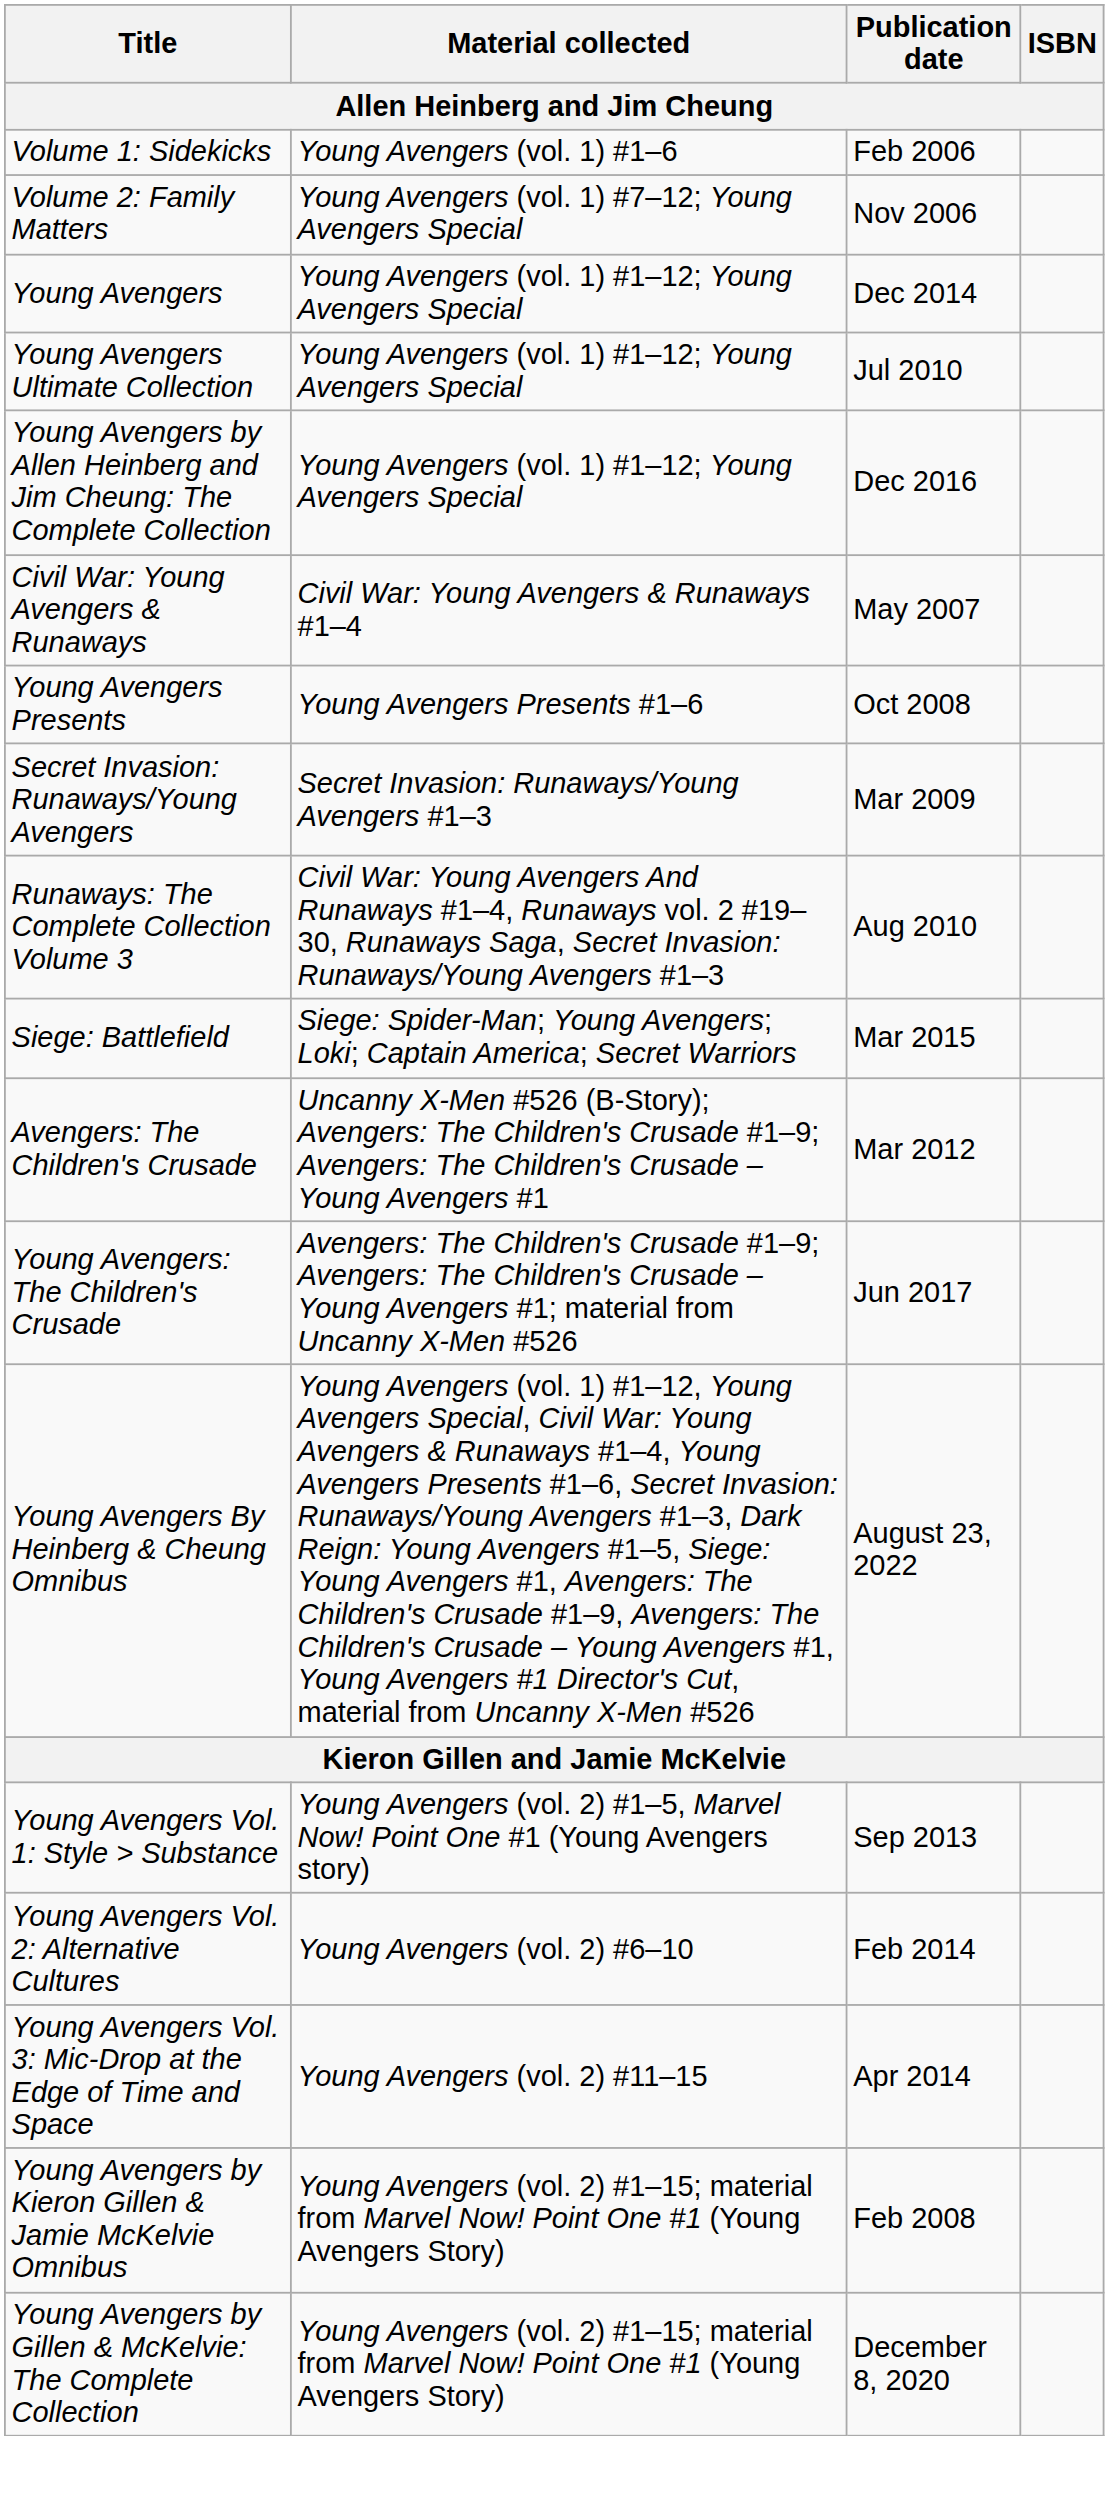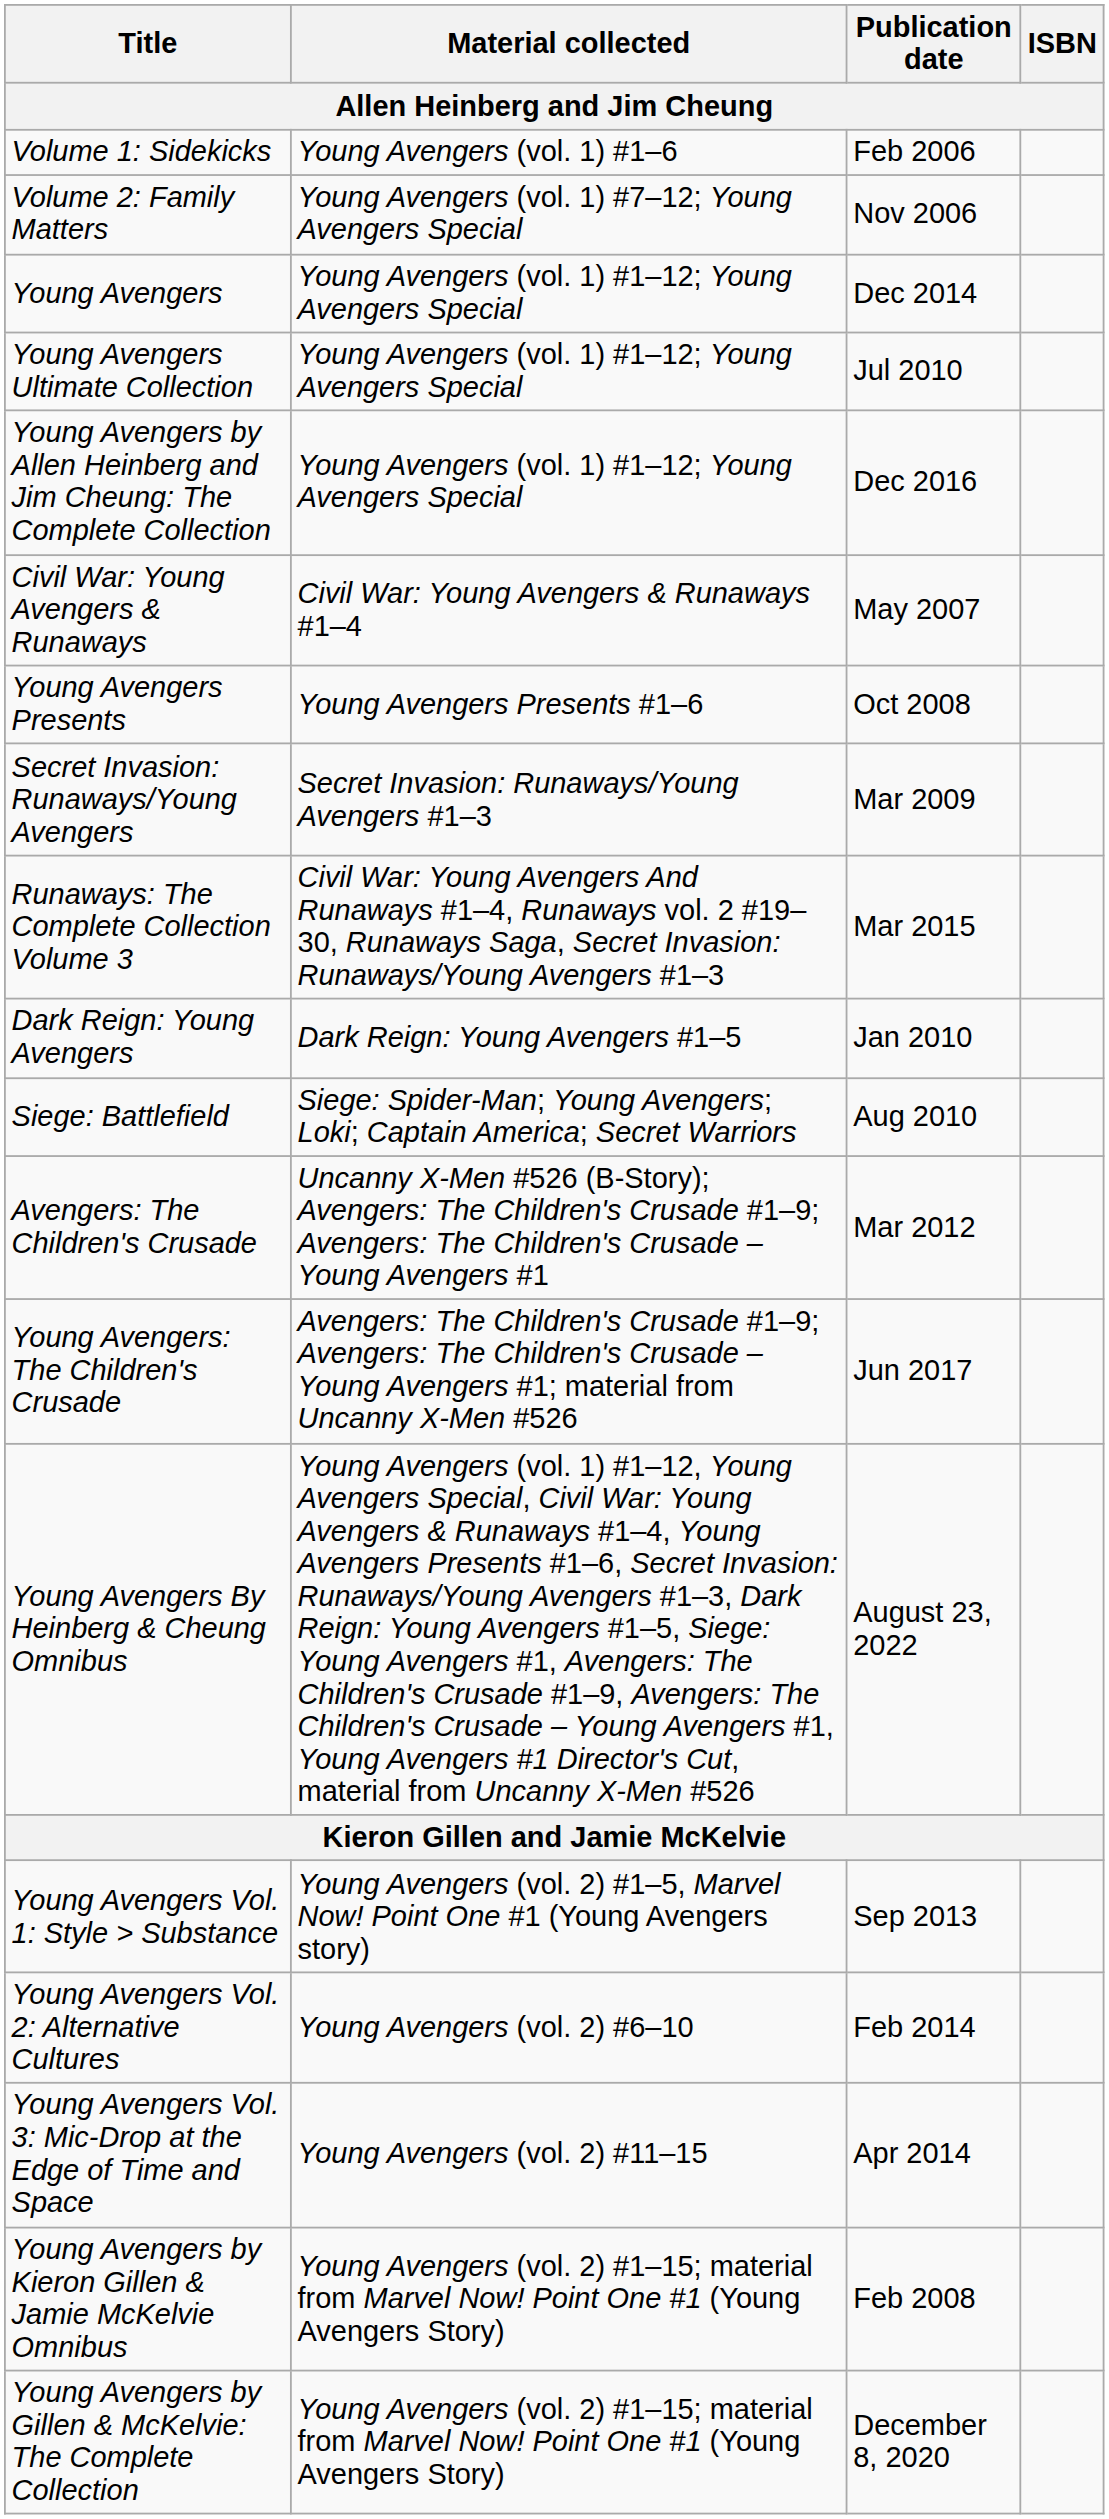(915, 926) Aug 2010 -> (914, 926) Mar 2015
+ row: (133, 1037)
(914, 1037) Mar 2015 -> (915, 1116) Aug 2010
